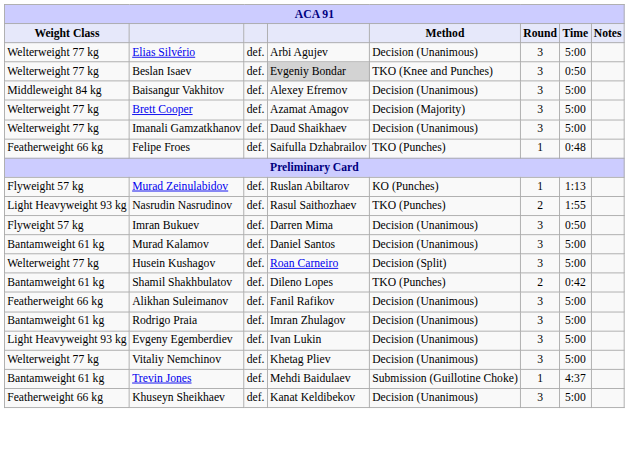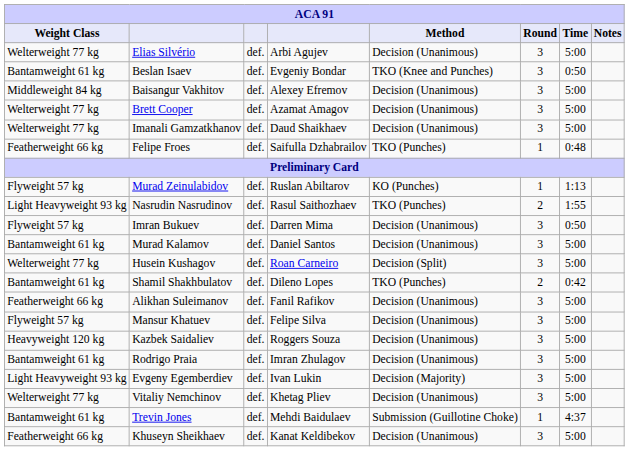(53, 71) Welterweight 77 kg -> (56, 71) Bantamweight 61 kg
(308, 71) lightgrey background -> (308, 71) no background
(419, 109) Decision (Majority) -> (425, 109) Decision (Unanimous)
+ row: (171, 321)
+ row: (173, 340)
(425, 340) Decision (Unanimous) -> (419, 378) Decision (Majority)
